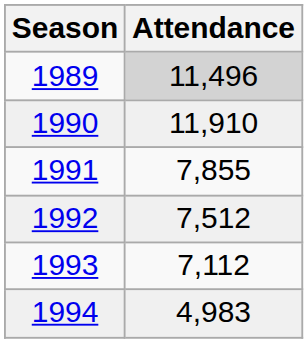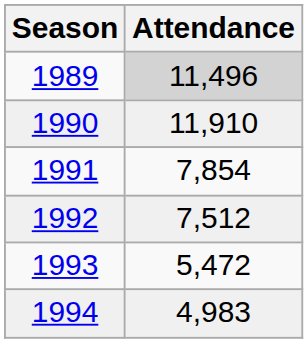(214, 170) 7,855 -> (214, 170) 7,854
(214, 265) 7,112 -> (214, 265) 5,472
